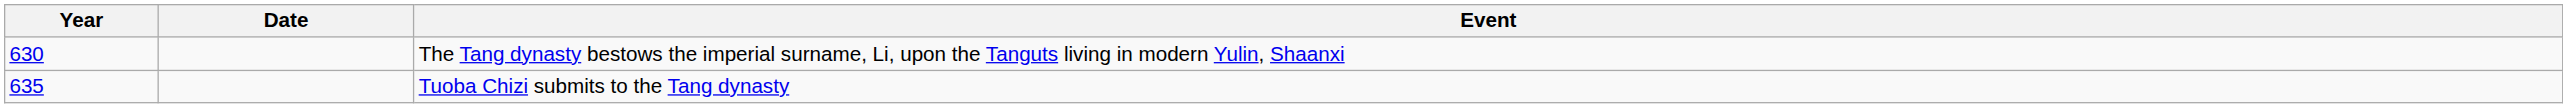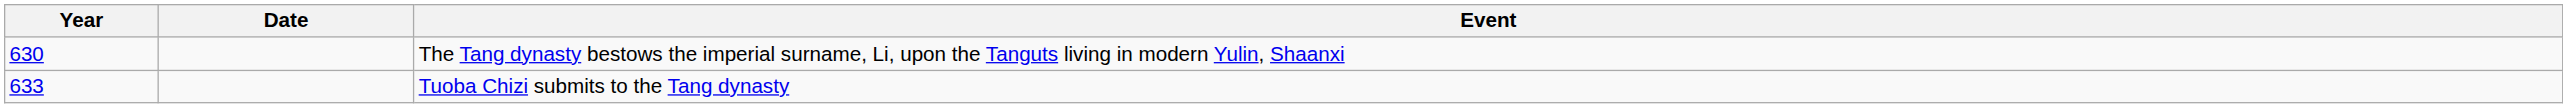(27, 86) 635 -> (27, 86) 633
